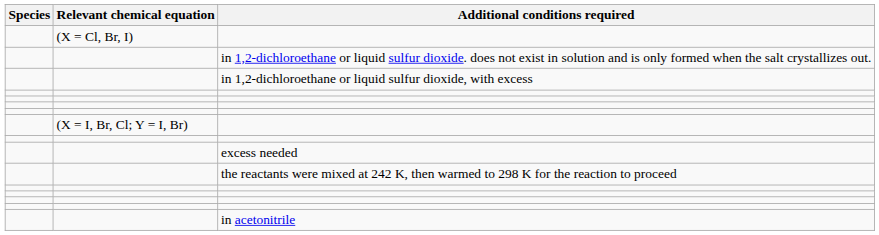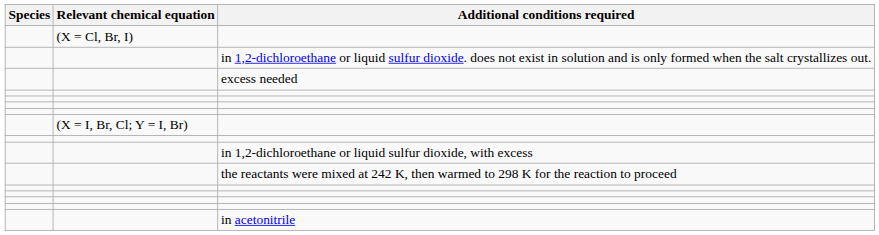rows swapped: (136, 79) <-> (136, 153)
